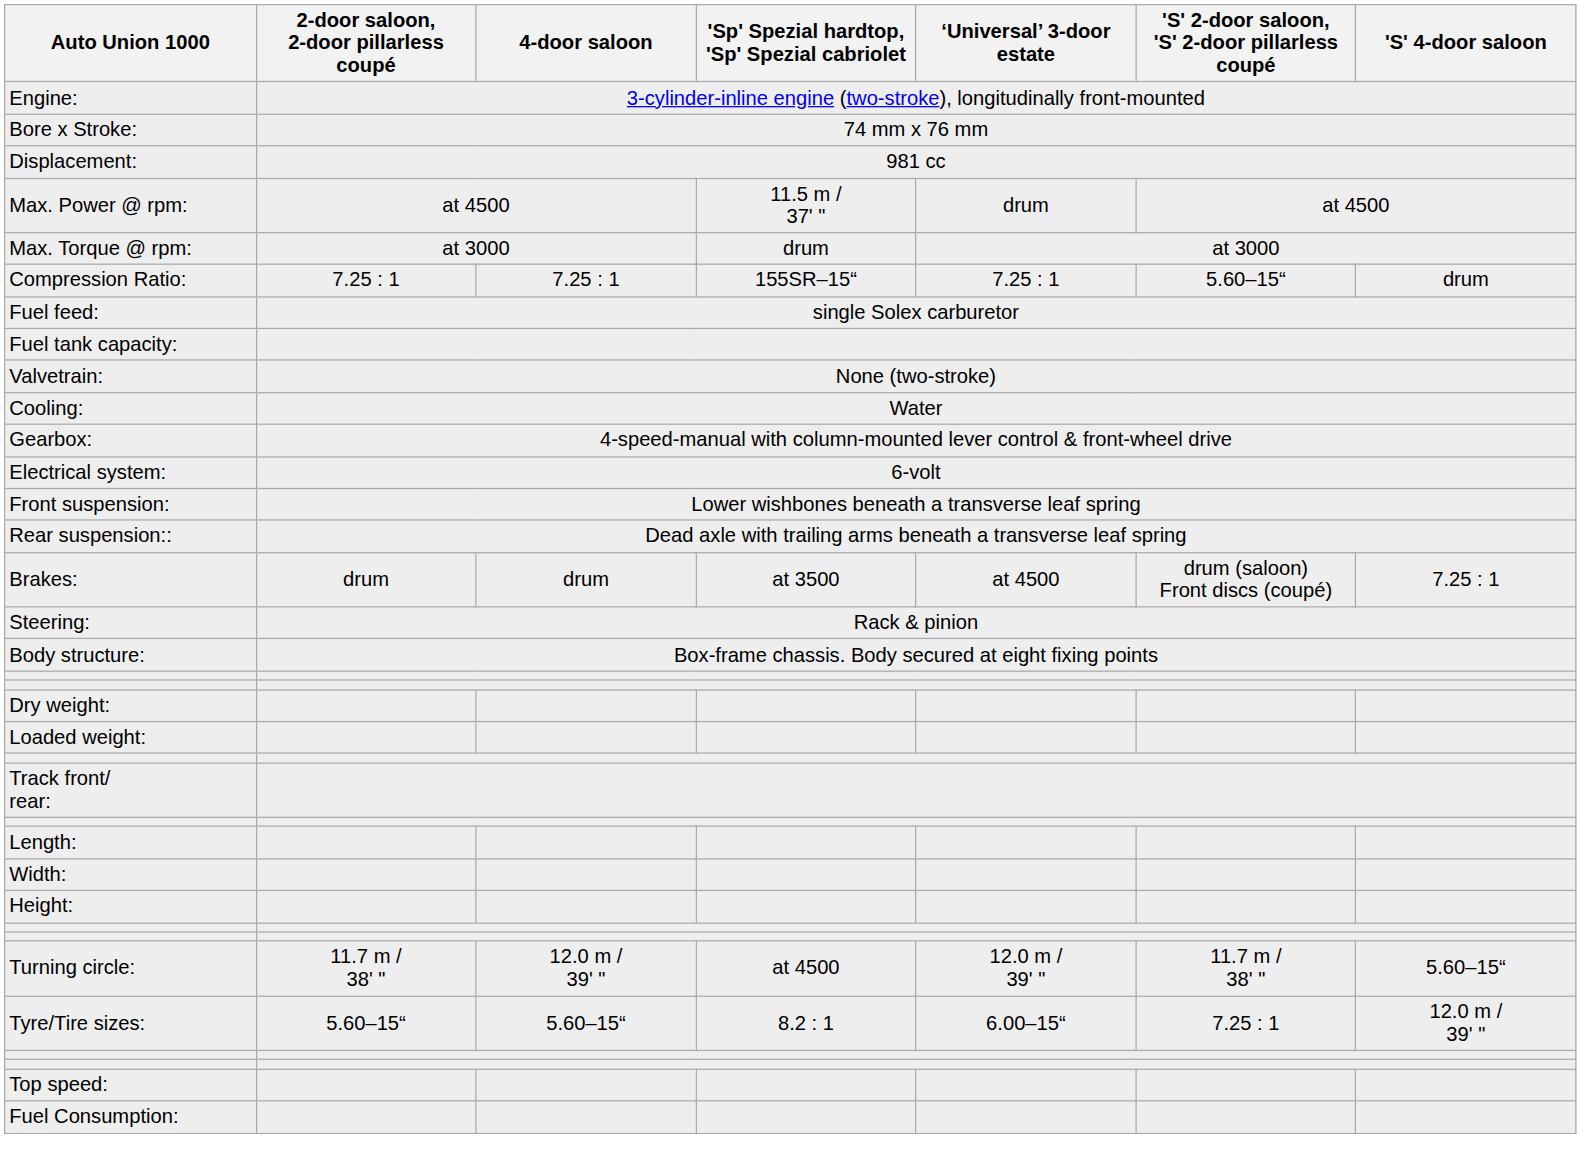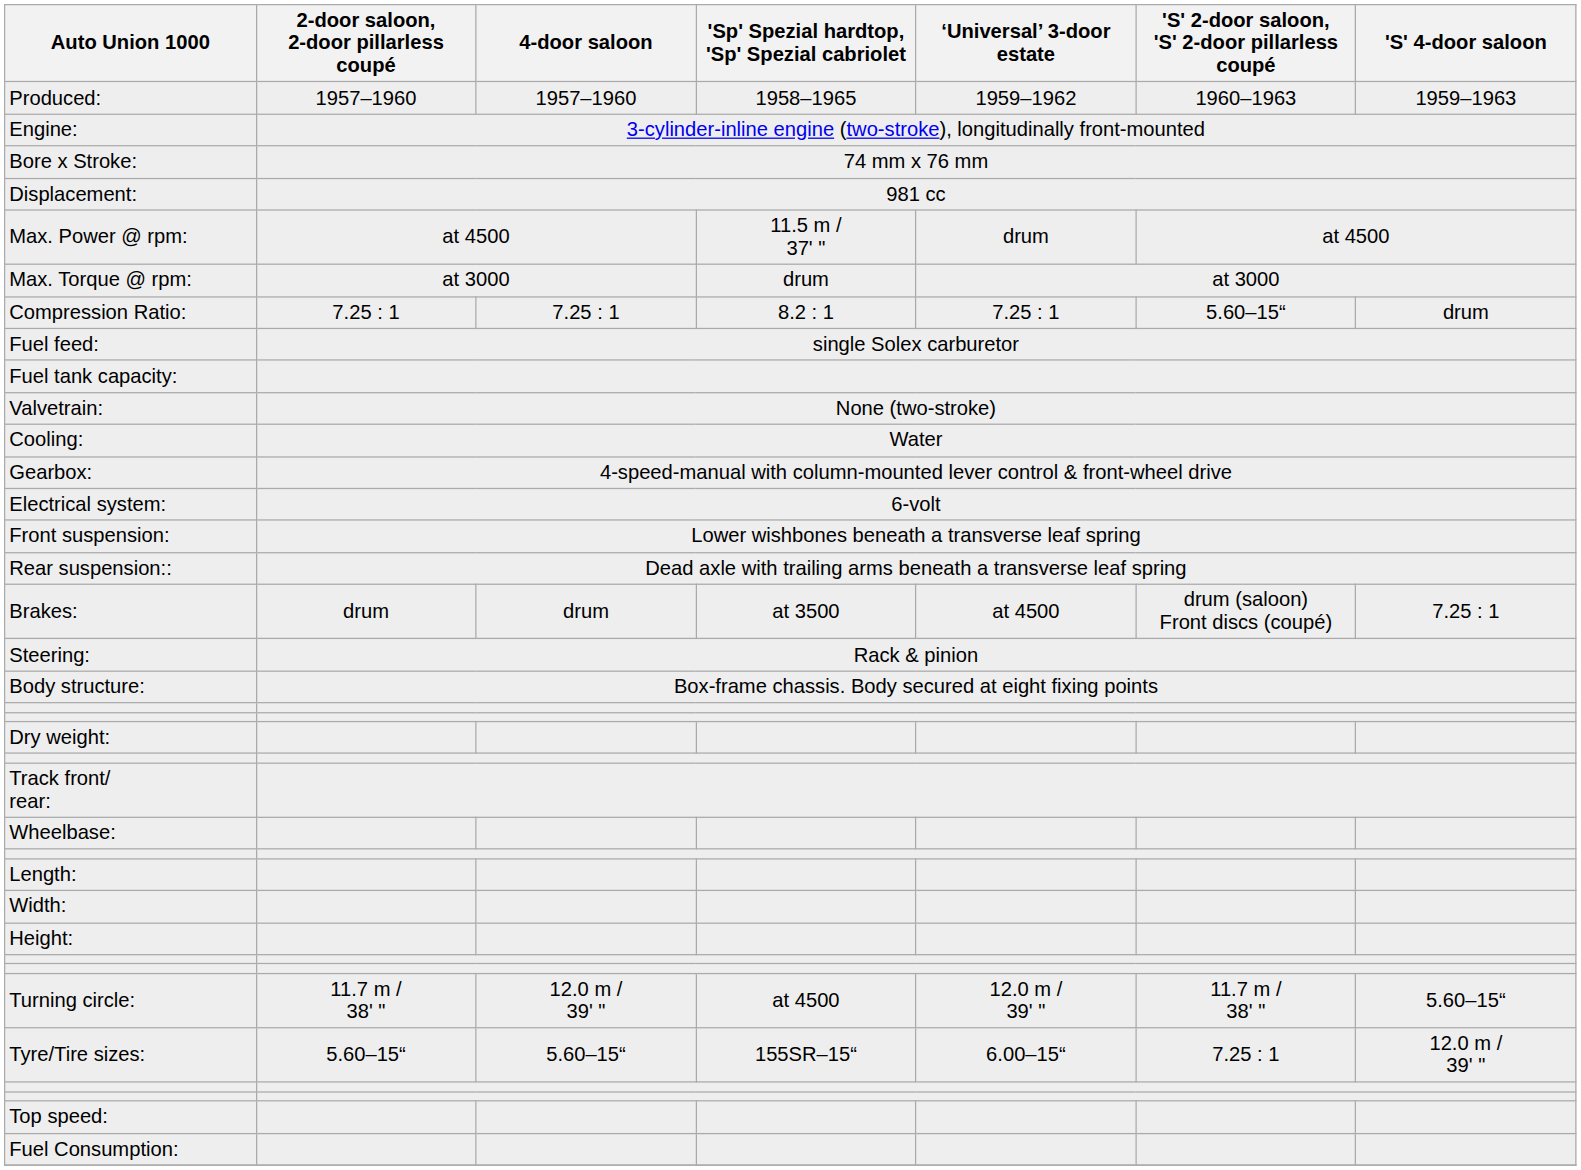+ row: (58, 97)
(806, 280) 155SR–15“ -> (806, 312) 8.2 : 1
- row: (80, 737)
+ row: (65, 833)
(806, 1022) 8.2 : 1 -> (806, 1054) 155SR–15“
